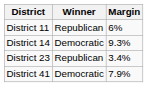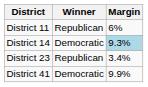(119, 43) no background -> (119, 43) lightblue background
(119, 74) 7.9% -> (119, 74) 9.9%
